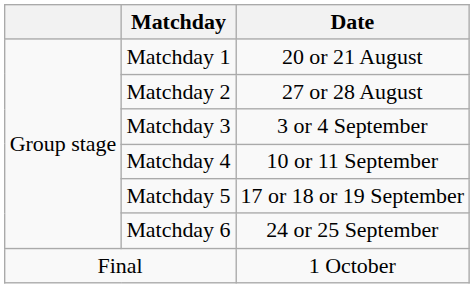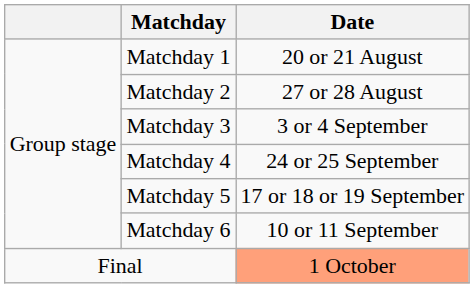(352, 160) 10 or 11 September -> (352, 160) 24 or 25 September
(352, 230) 24 or 25 September -> (352, 230) 10 or 11 September
(352, 265) no background -> (352, 265) lightsalmon background
